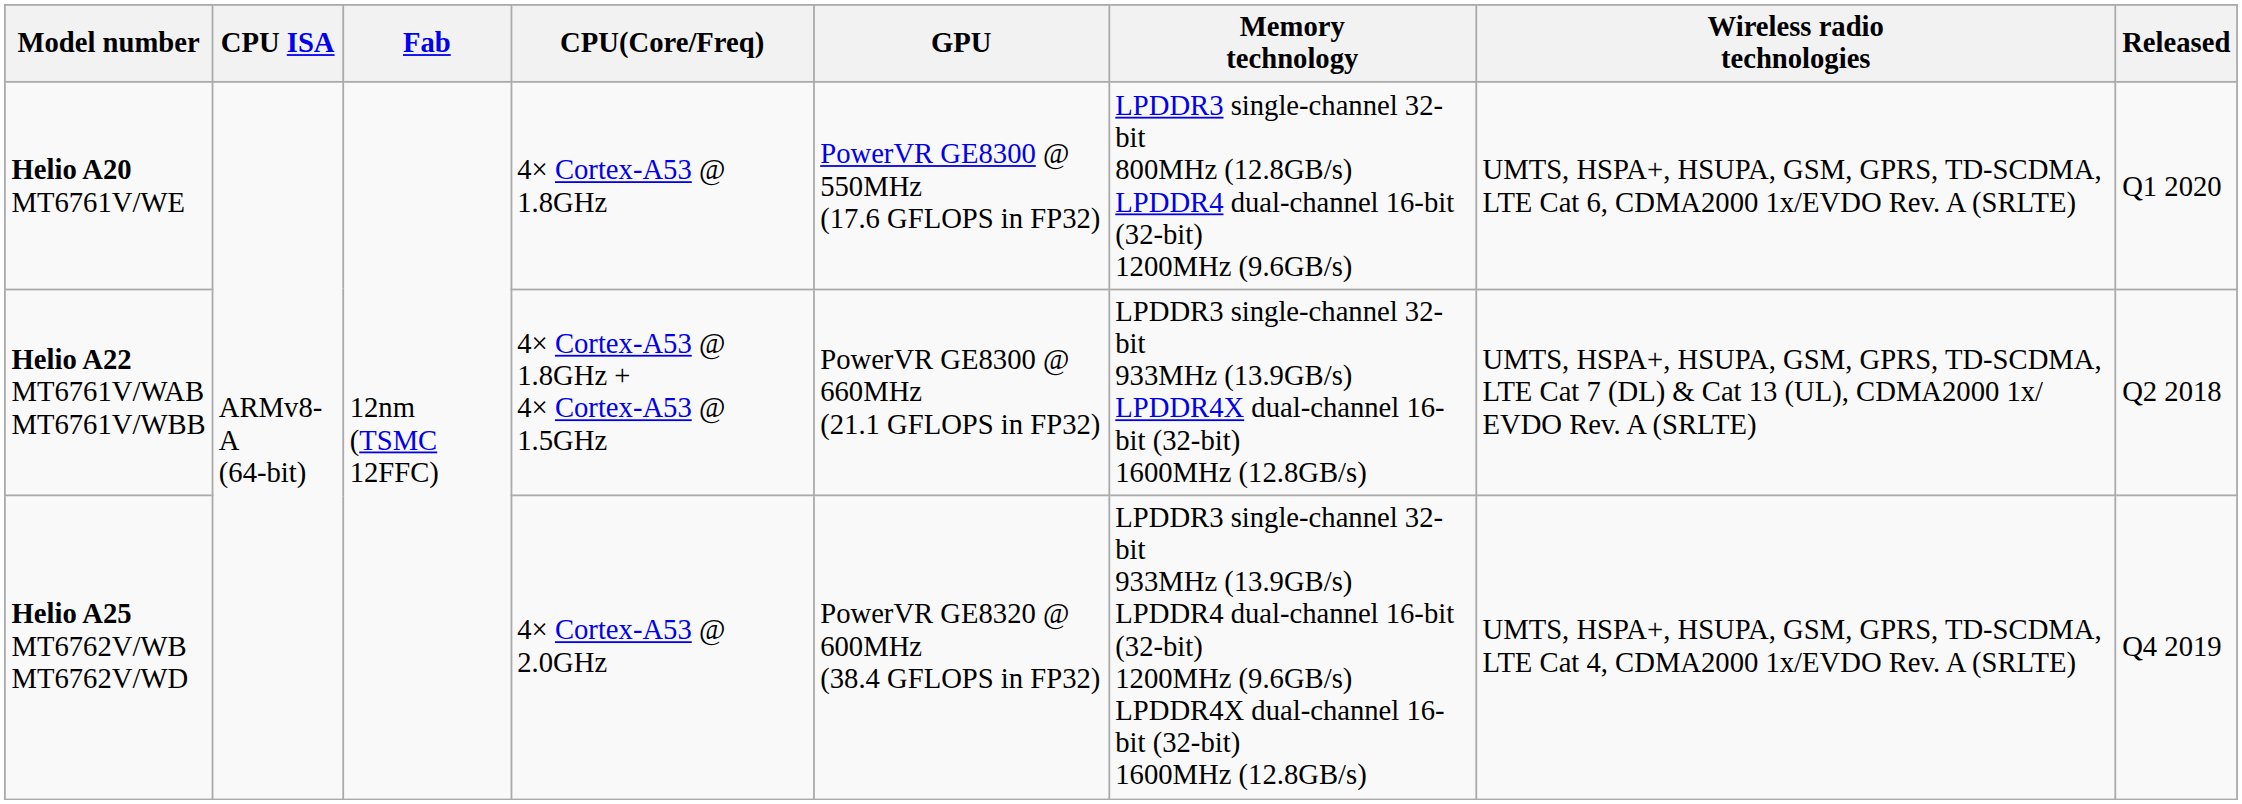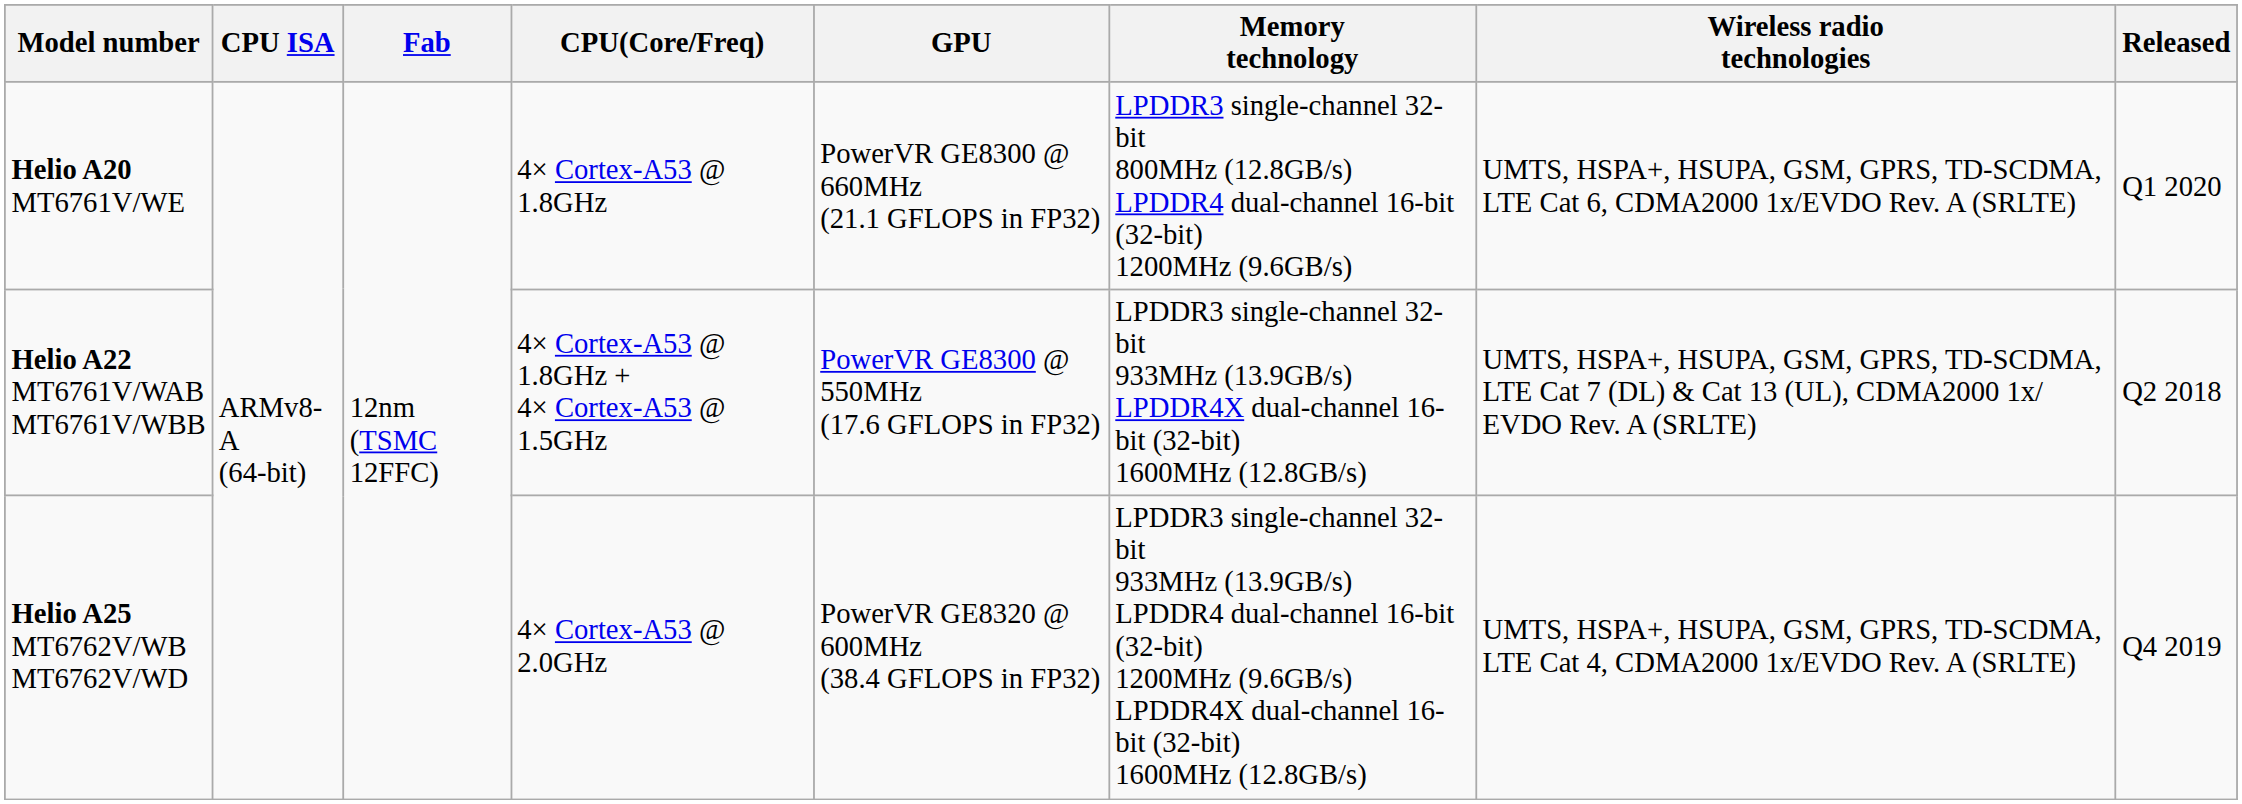(960, 185) PowerVR GE8300 @ 550MHz (17.6 GFLOPS in FP32) -> (960, 185) PowerVR GE8300 @ 660MHz (21.1 GFLOPS in FP32)
(960, 391) PowerVR GE8300 @ 660MHz (21.1 GFLOPS in FP32) -> (960, 391) PowerVR GE8300 @ 550MHz (17.6 GFLOPS in FP32)
